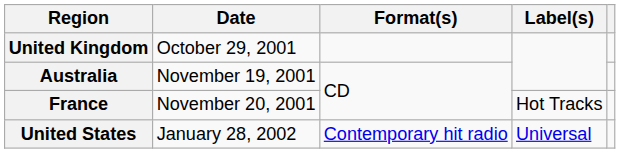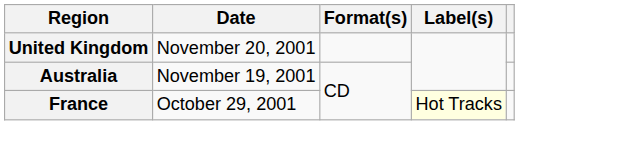(227, 47) October 29, 2001 -> (236, 47) November 20, 2001
(236, 104) November 20, 2001 -> (227, 104) October 29, 2001
(559, 104) no background -> (459, 104) lightyellow background
- row: (79, 133)
